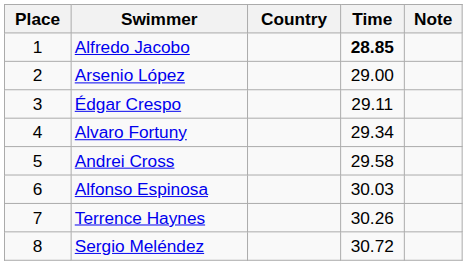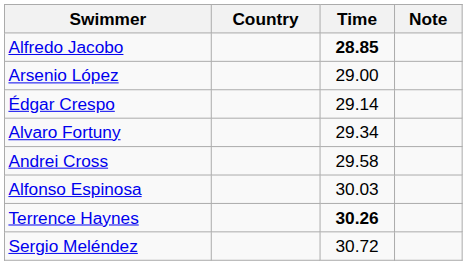- column: (38, 18)
(372, 103) 29.11 -> (357, 103) 29.14
(372, 217) normal -> (357, 217) bold
